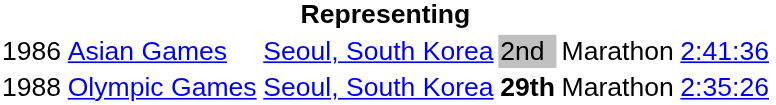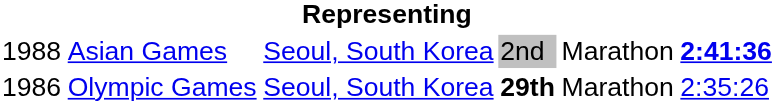(32, 51) 1986 -> (32, 51) 1988
(725, 51) normal -> (726, 51) bold
(32, 87) 1988 -> (32, 87) 1986
